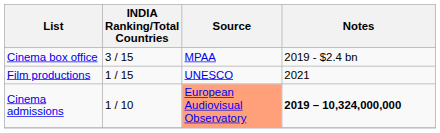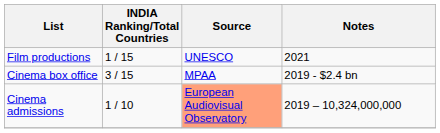rows swapped: (49, 75) <-> (52, 57)
(343, 105) bold -> (343, 105) normal
